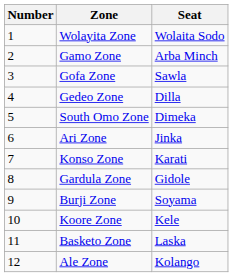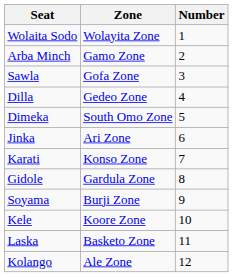columns swapped: (30, 14) <-> (190, 14)
